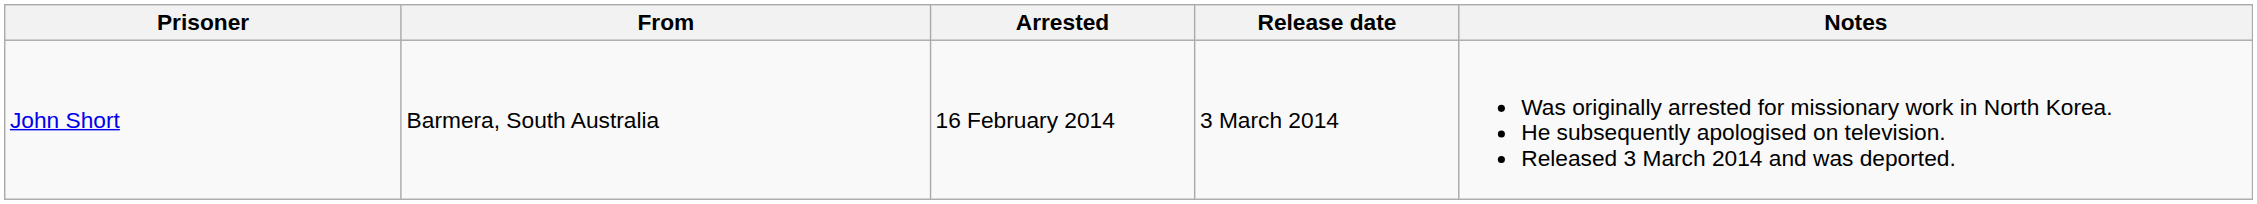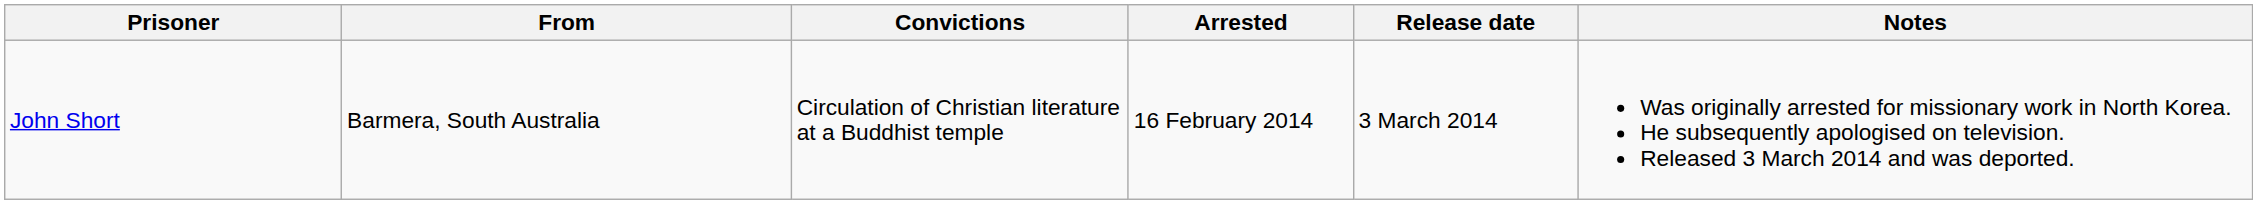+ column: (960, 22)
